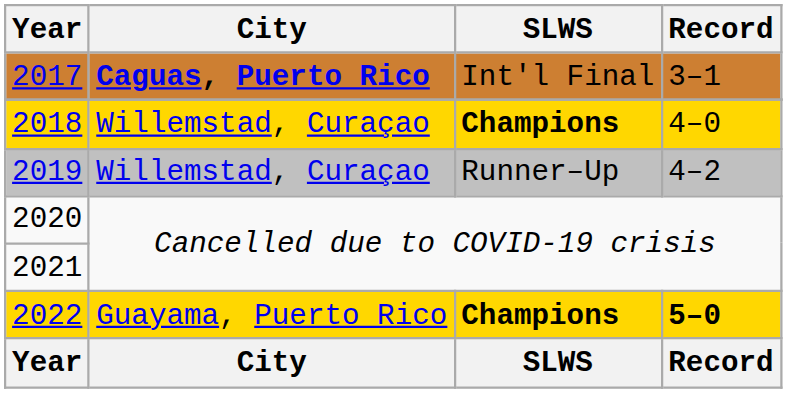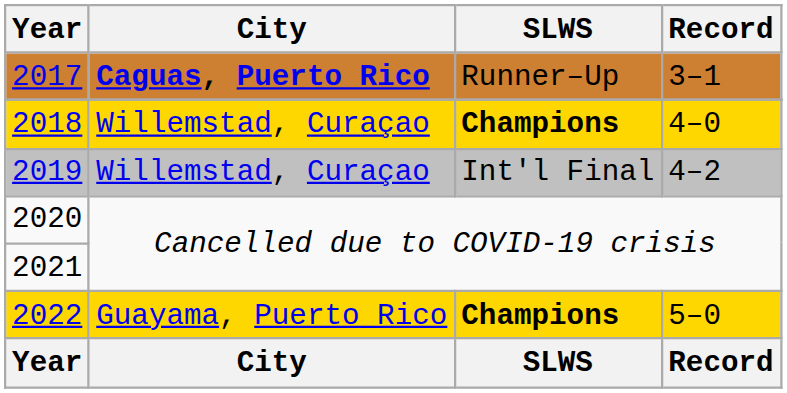(558, 77) Int'l Final -> (540, 77) Runner–Up
(540, 172) Runner–Up -> (558, 172) Int'l Final
(695, 315) bold -> (695, 315) normal
